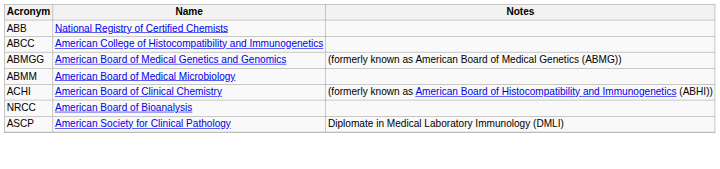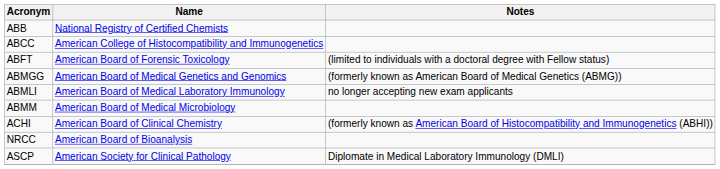+ row: (20, 60)
+ row: (22, 92)
